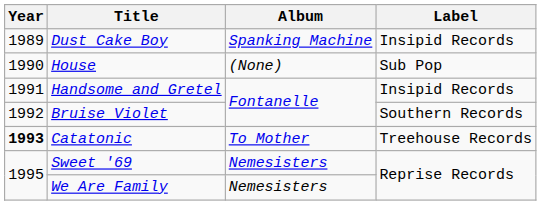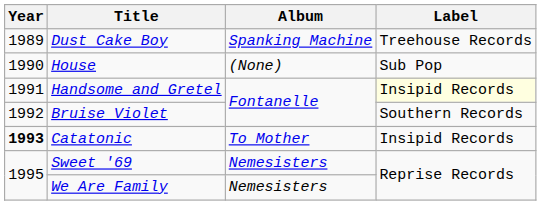(447, 41) Insipid Records -> (456, 41) Treehouse Records
(447, 90) no background -> (447, 90) lightyellow background
(456, 139) Treehouse Records -> (447, 139) Insipid Records
